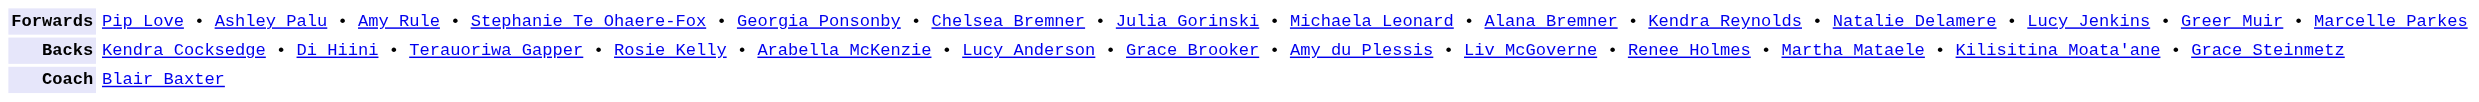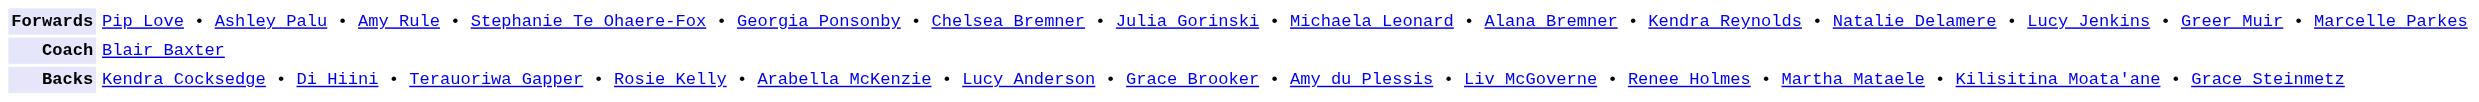rows swapped: (68, 51) <-> (68, 80)
